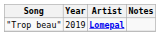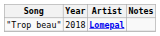(75, 25) 2019 -> (75, 25) 2018
